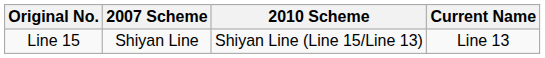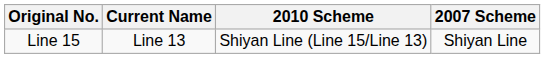columns swapped: (157, 16) <-> (483, 16)
